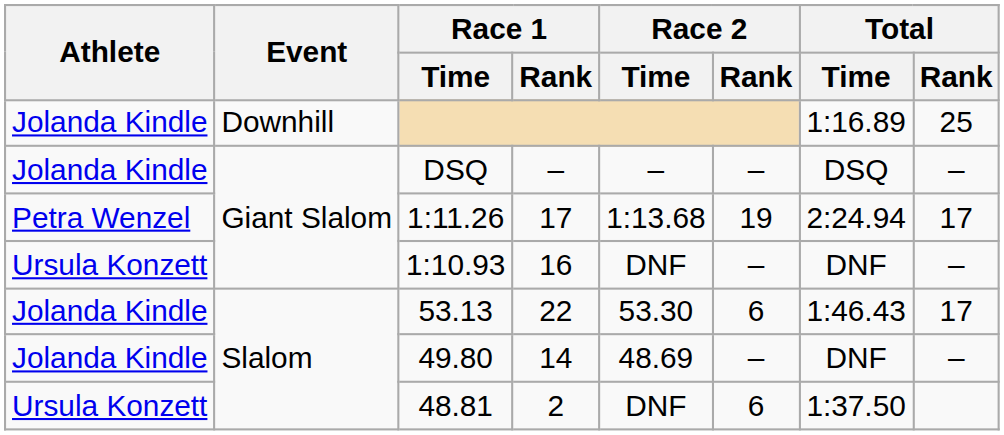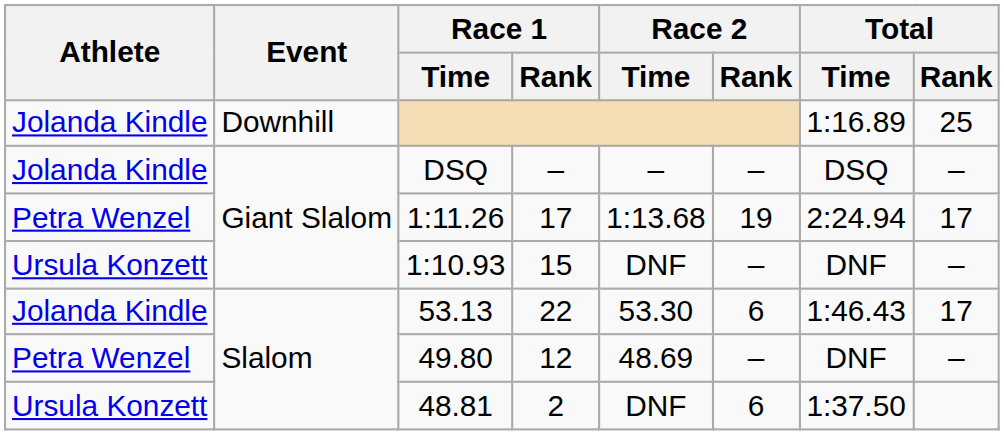(556, 264) 16 -> (556, 264) 15
(110, 359) Jolanda Kindle -> (101, 359) Petra Wenzel
(556, 359) 14 -> (556, 359) 12
